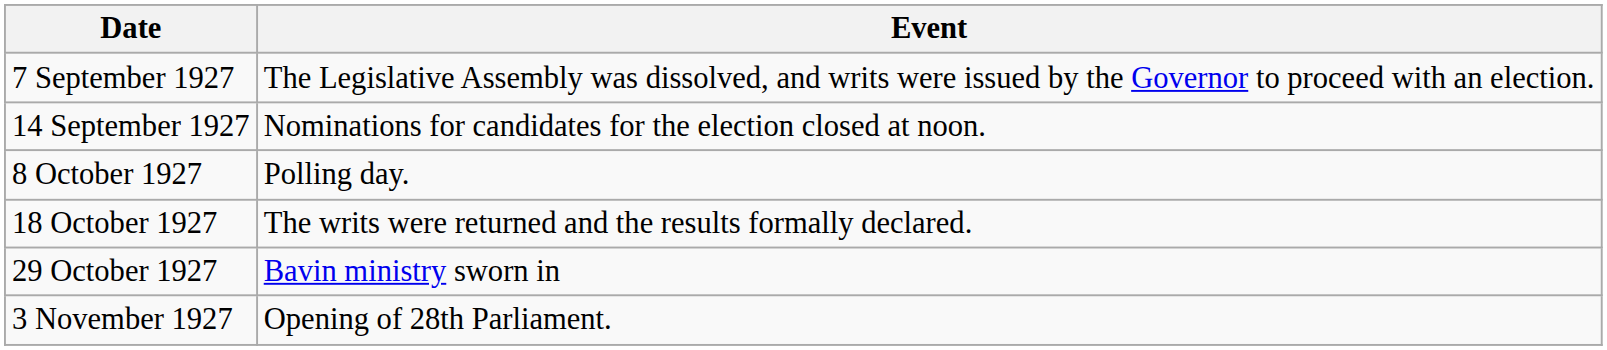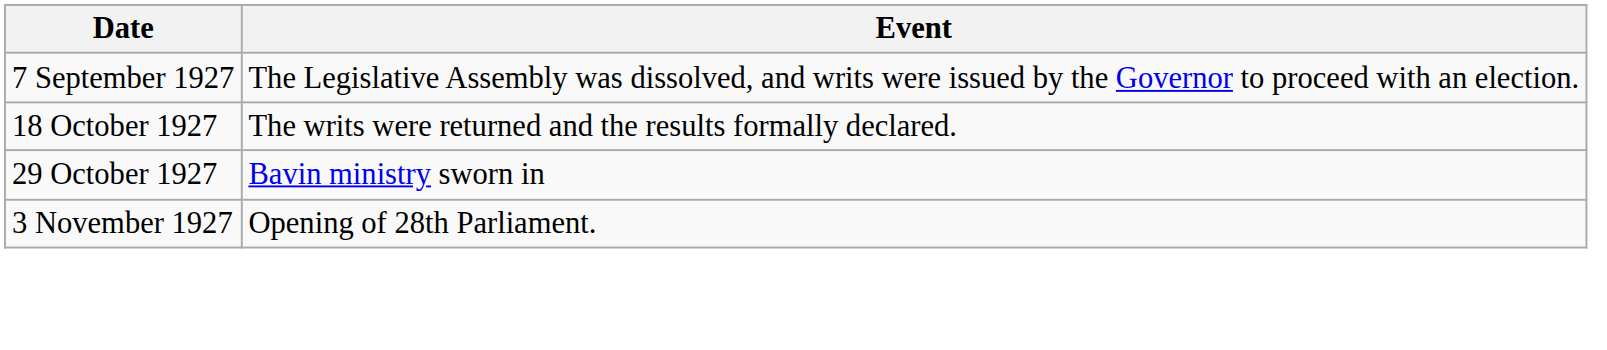- row: (131, 125)
- row: (107, 174)
